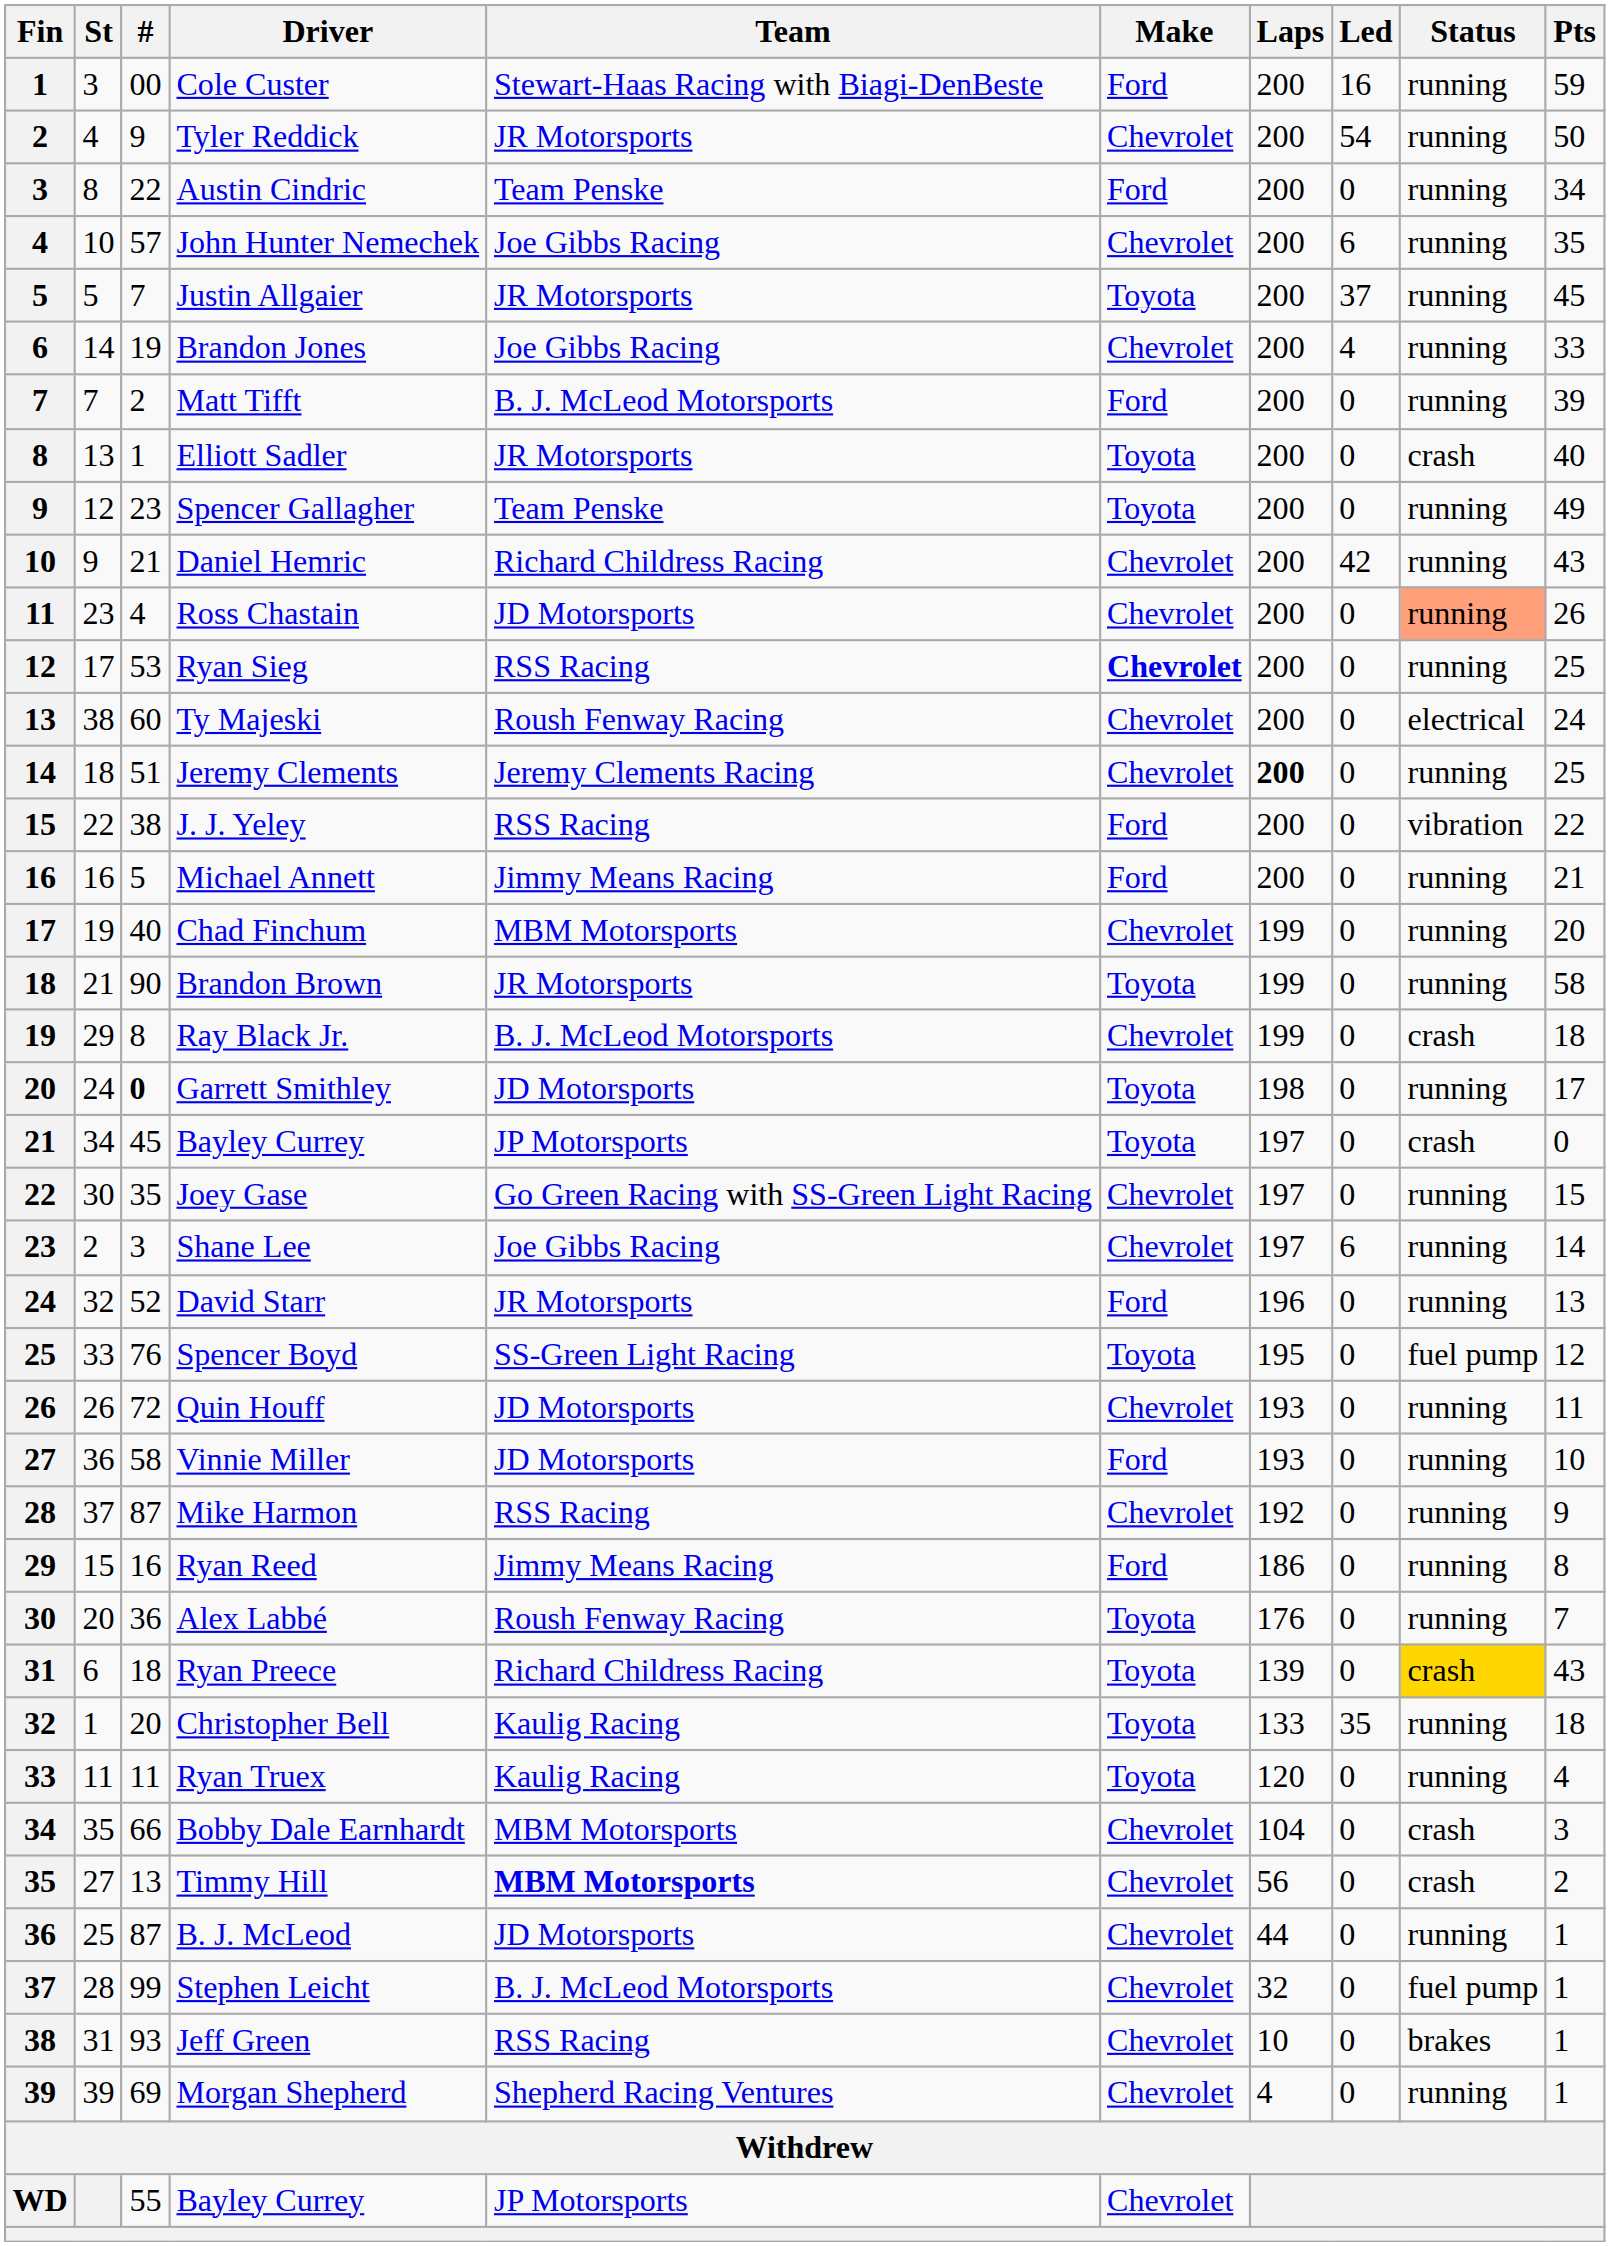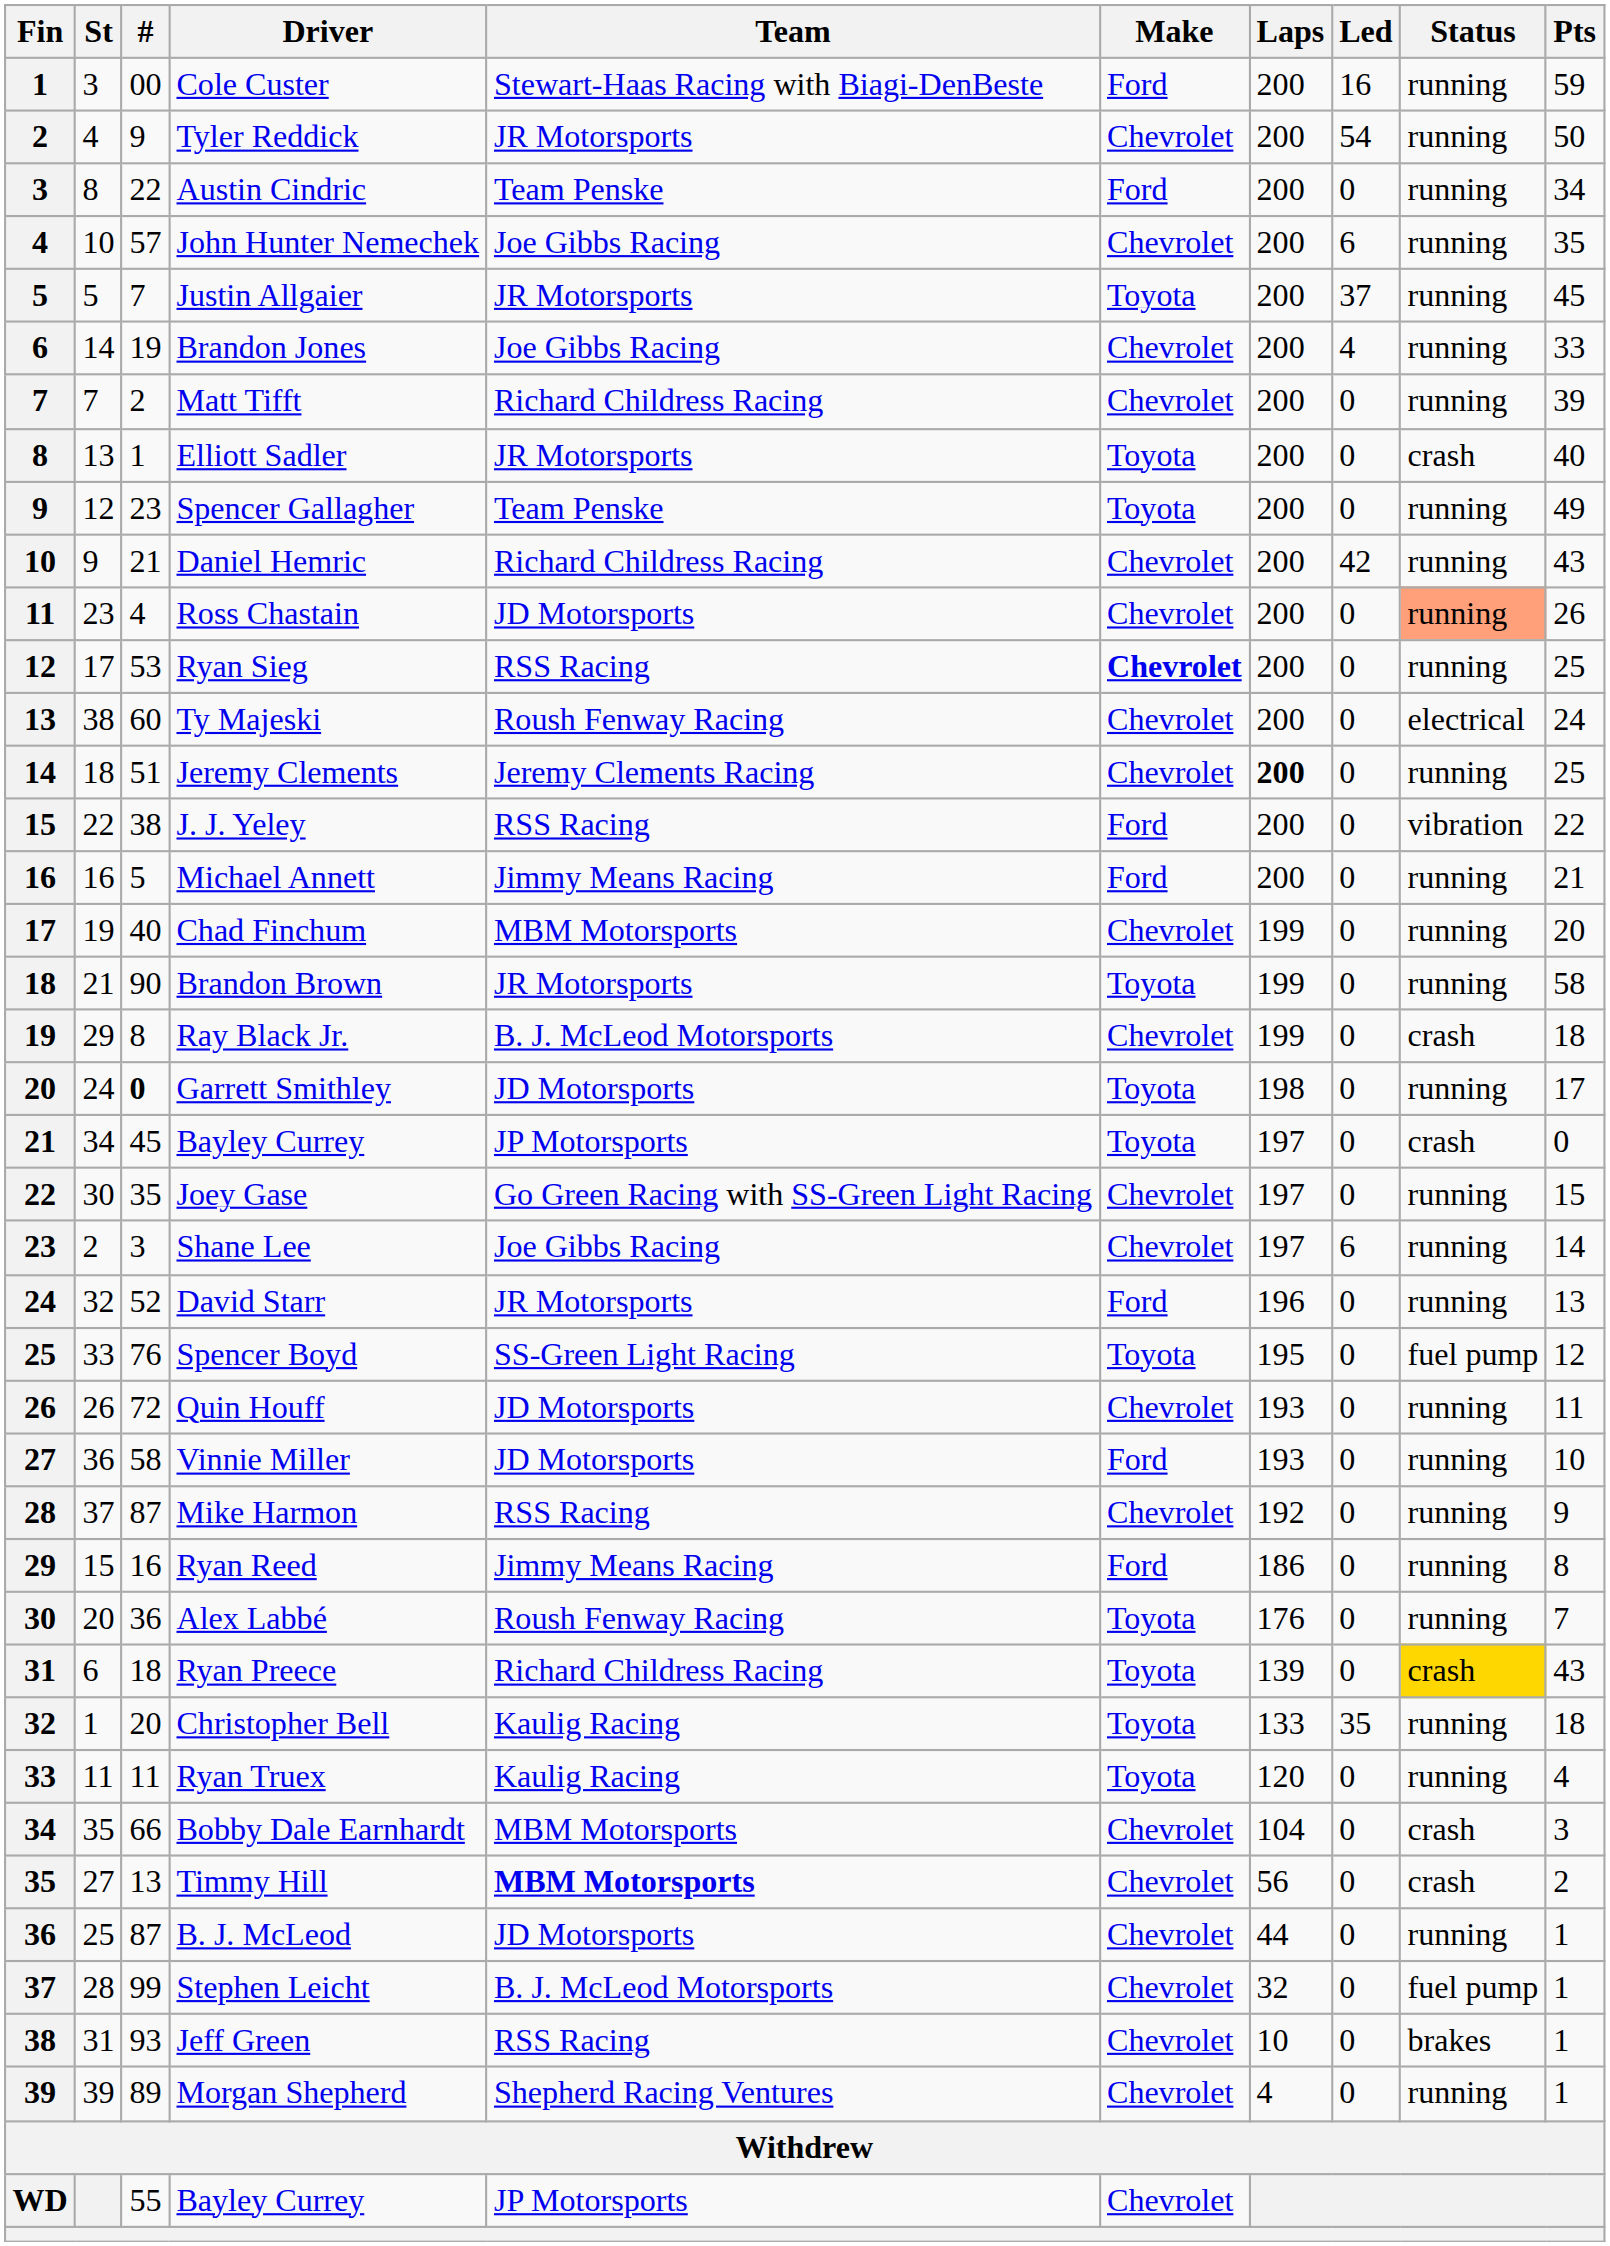(664, 401) B. J. McLeod Motorsports -> (659, 401) Richard Childress Racing
(1137, 401) Ford -> (1170, 401) Chevrolet
(146, 2093) 69 -> (146, 2093) 89
